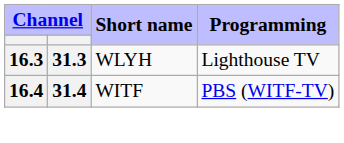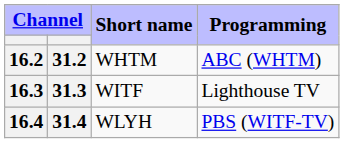+ row: (26, 59)
(124, 59) WLYH -> (119, 90) WITF
(119, 90) WITF -> (124, 121) WLYH
